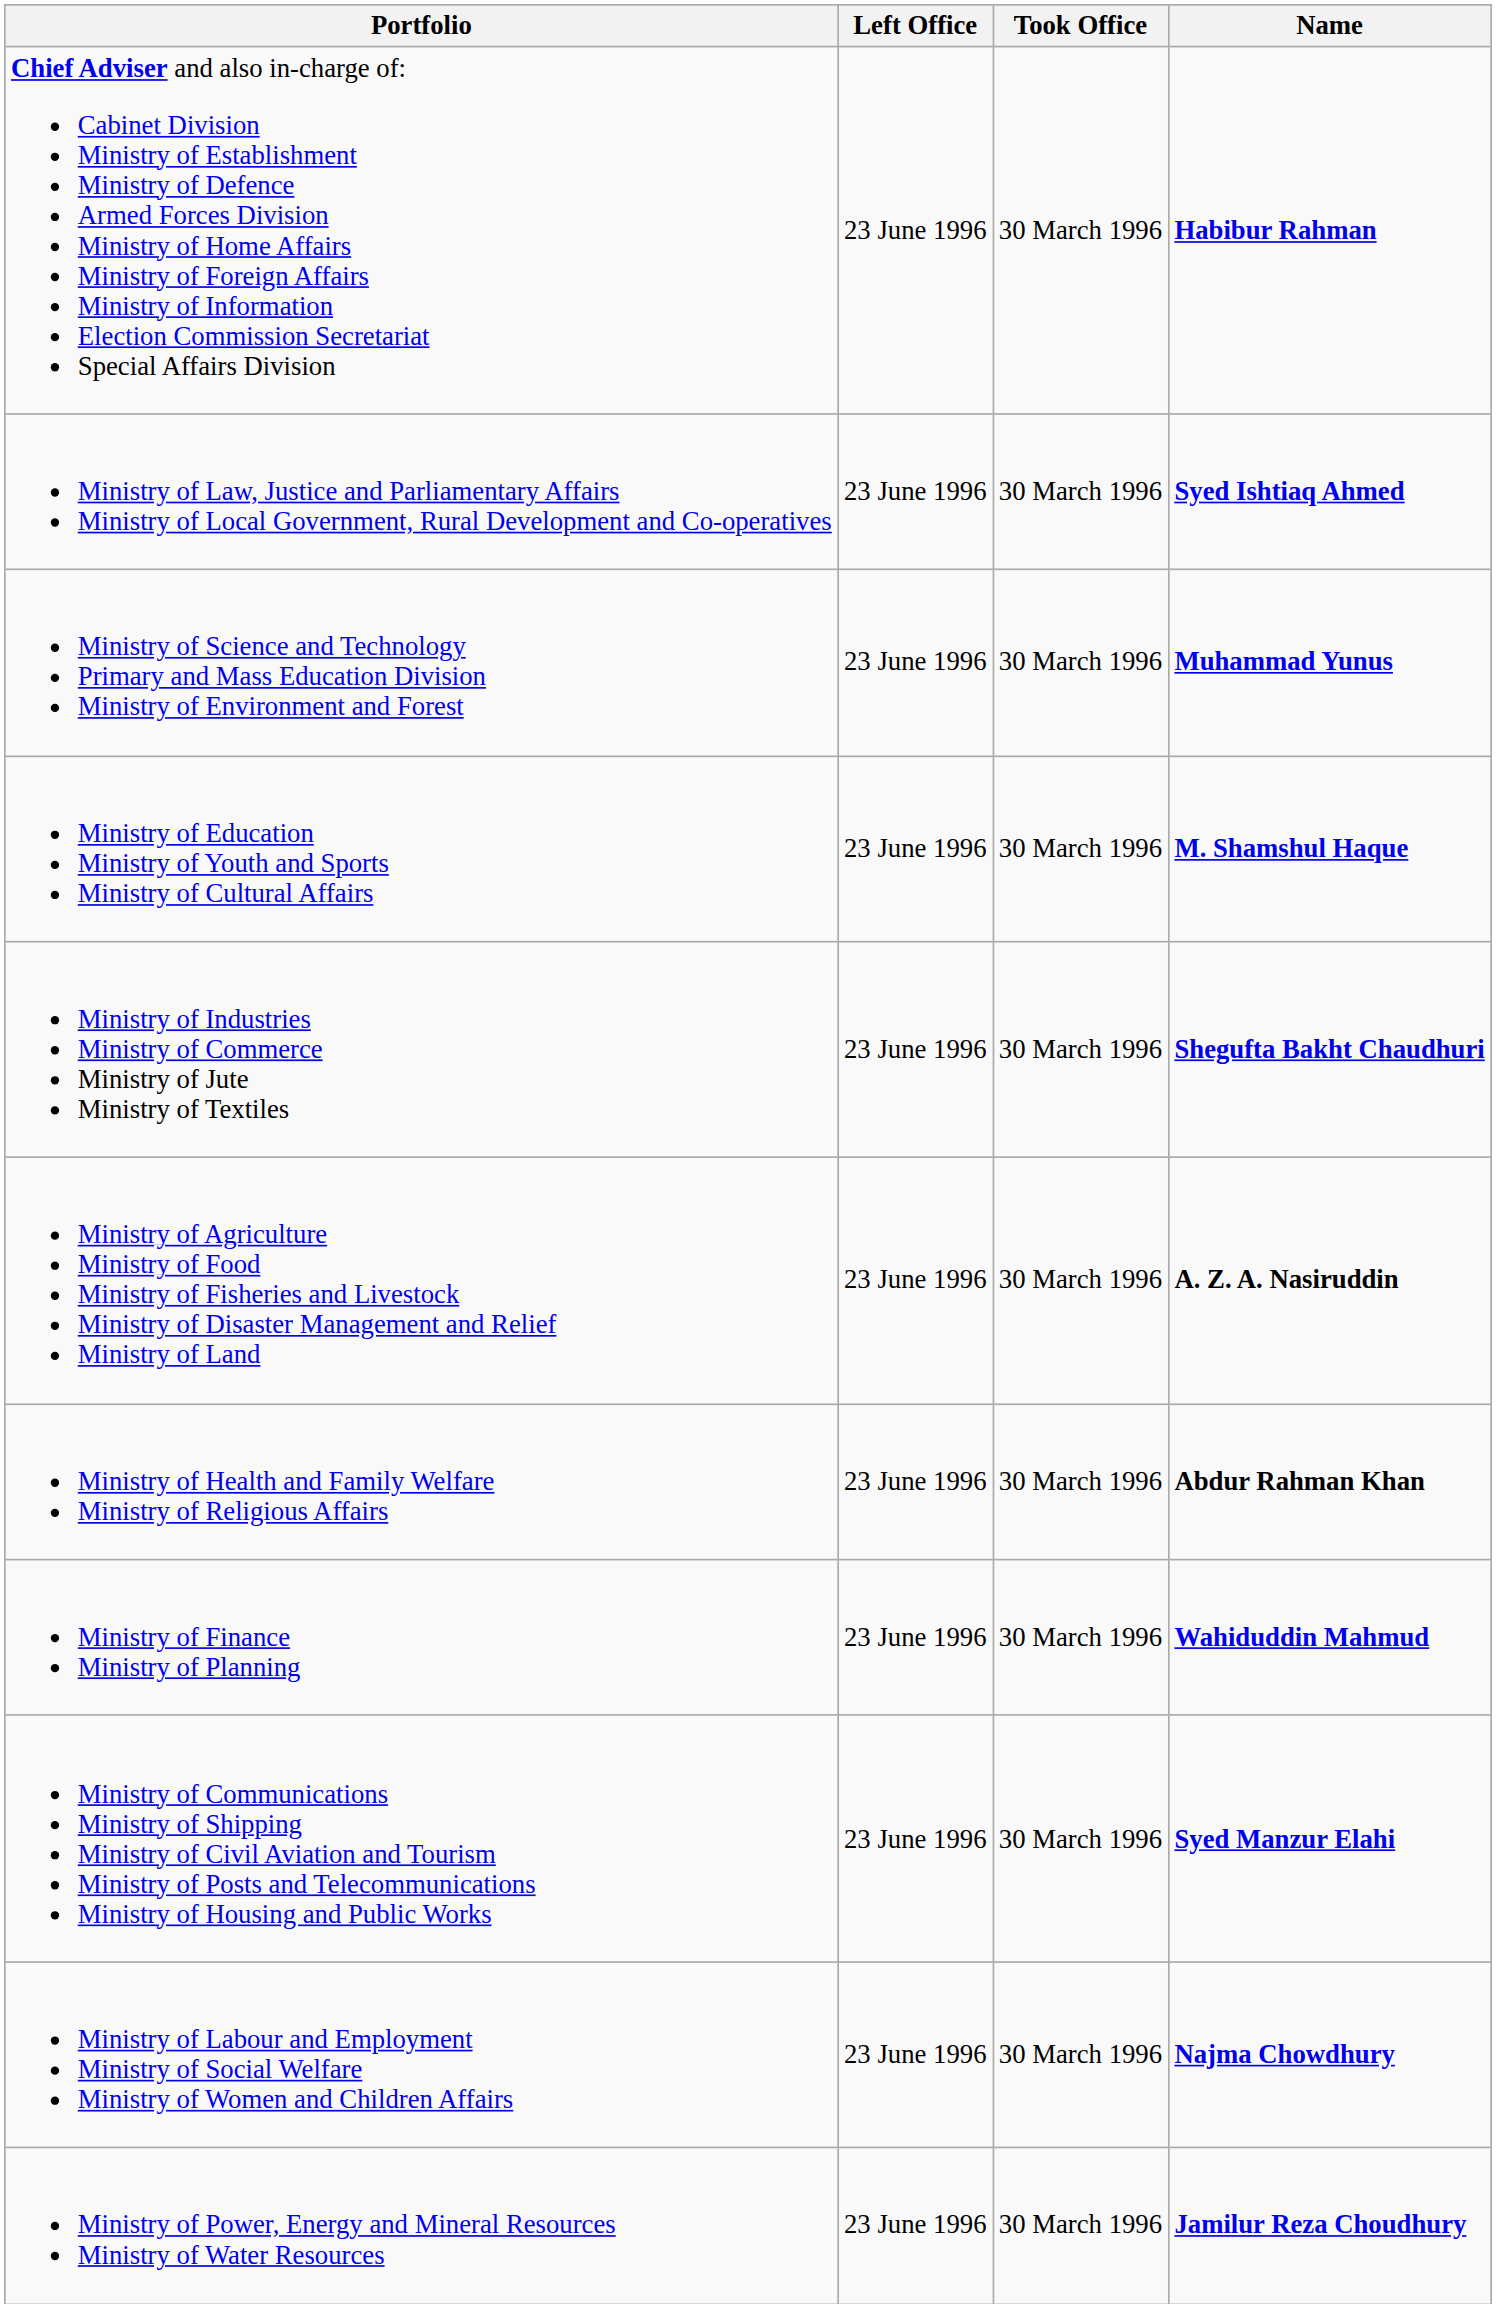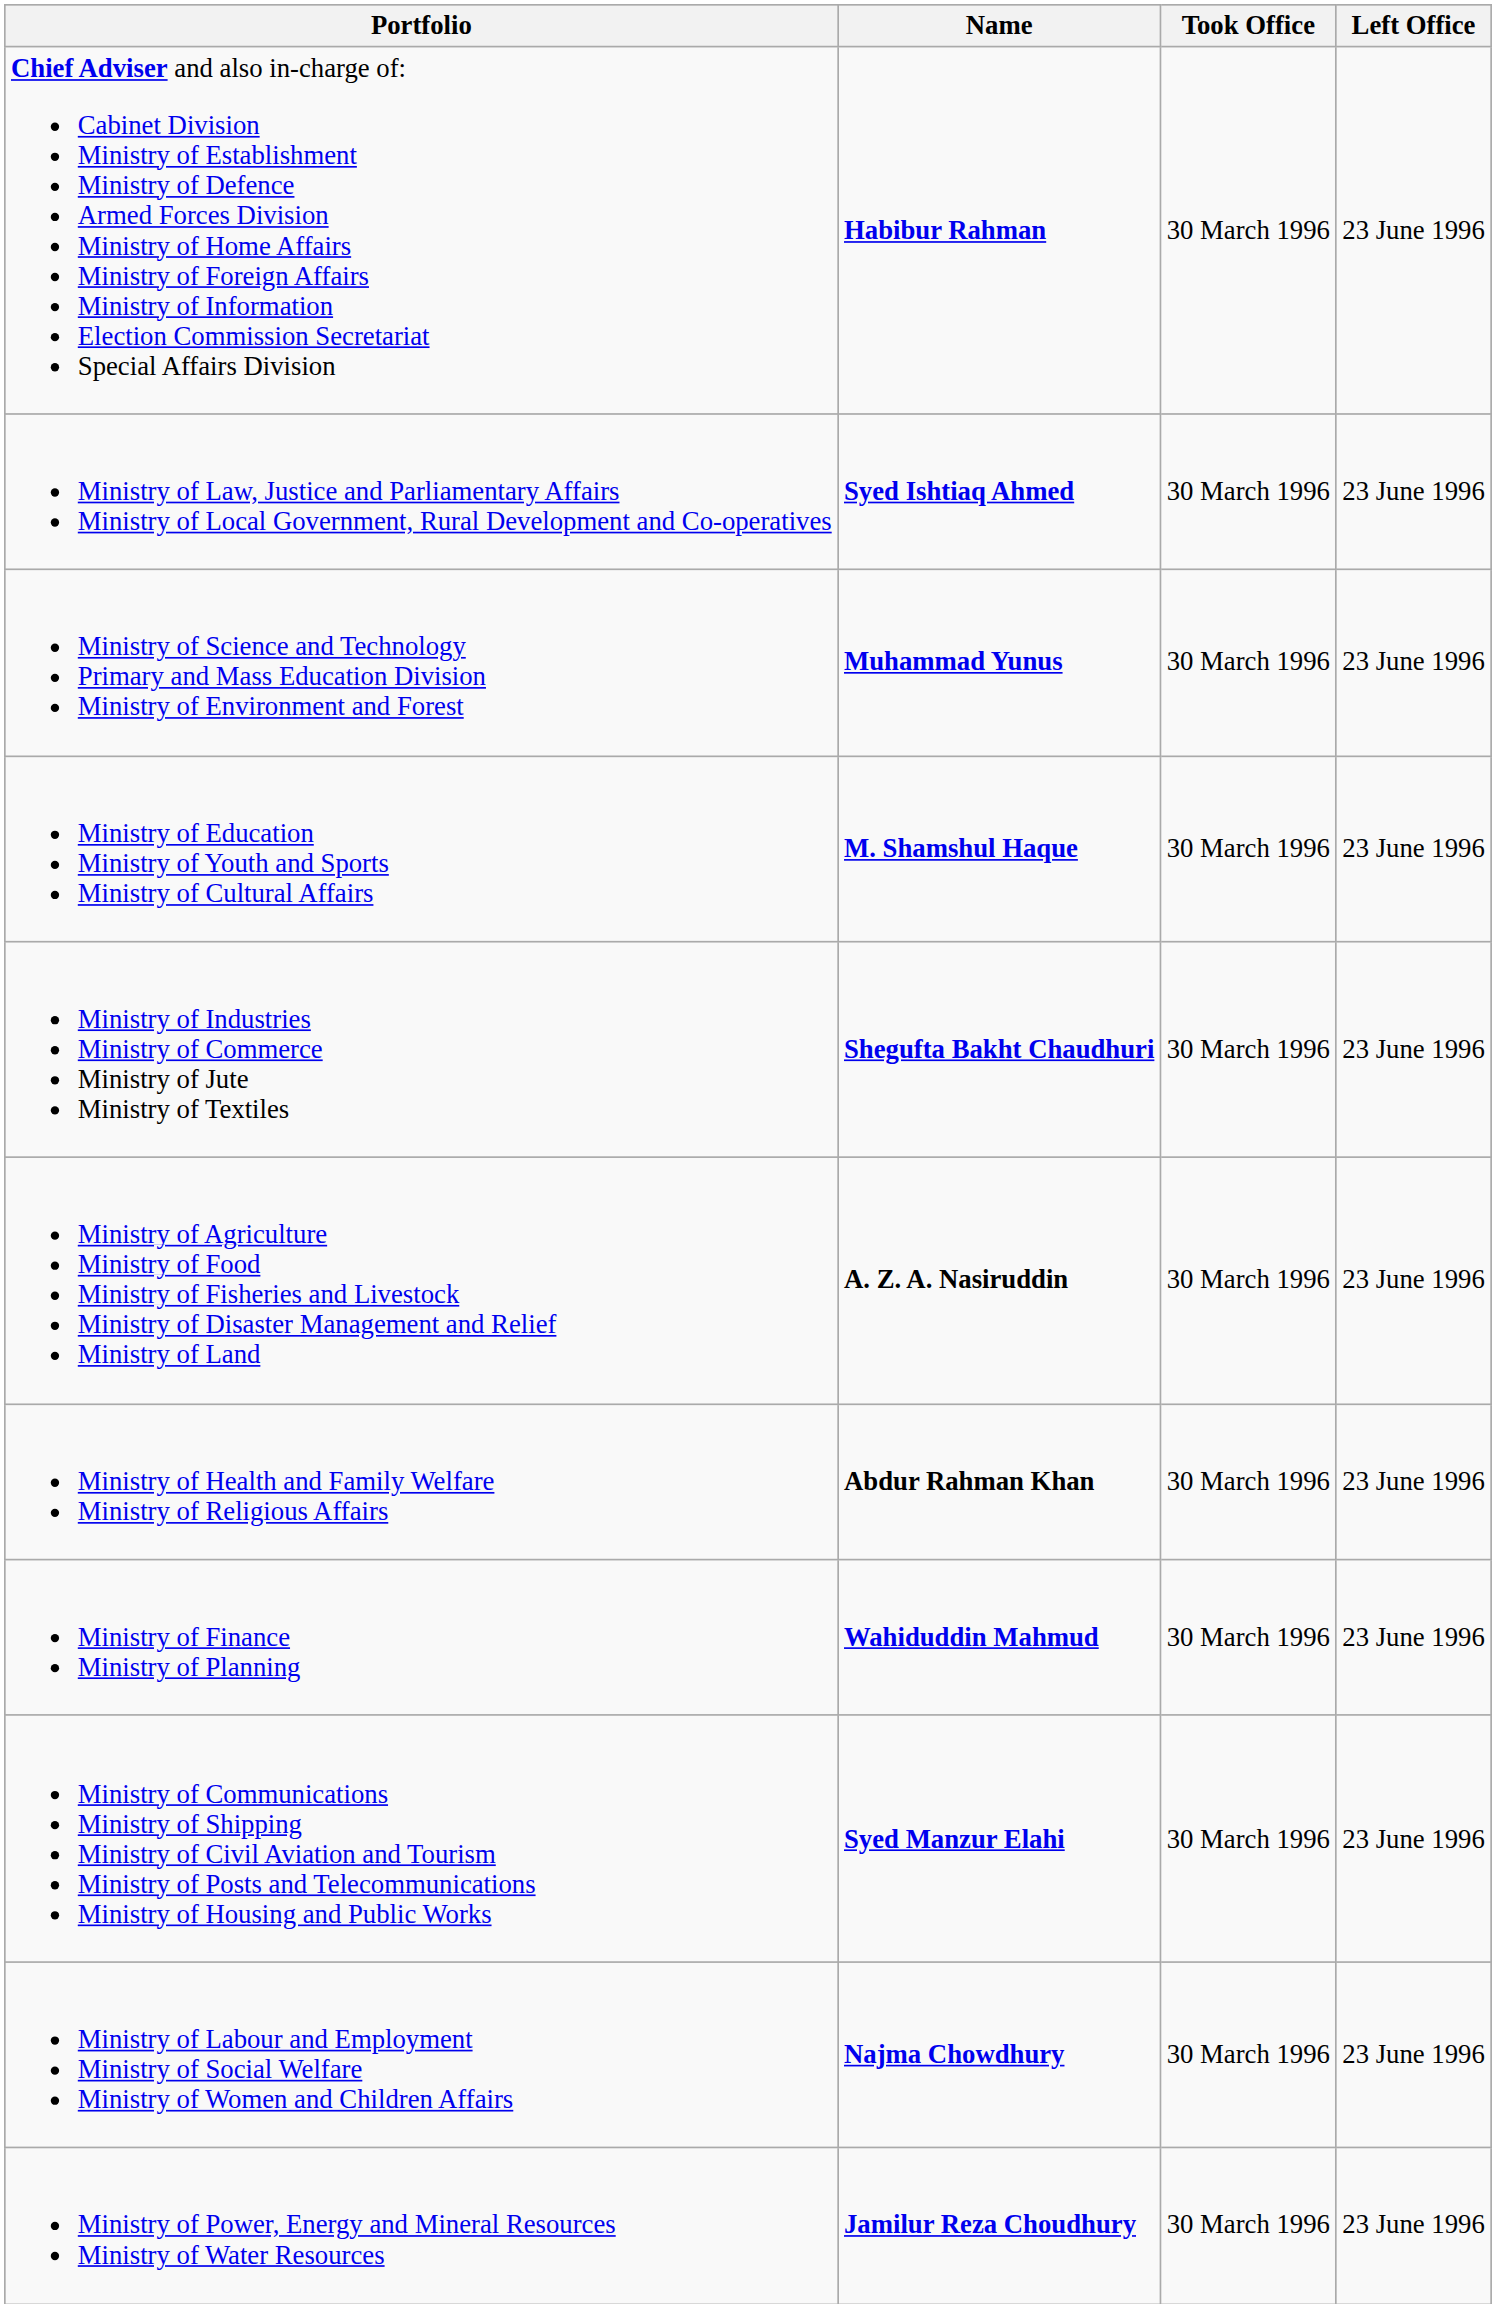columns swapped: (1330, 25) <-> (915, 25)
